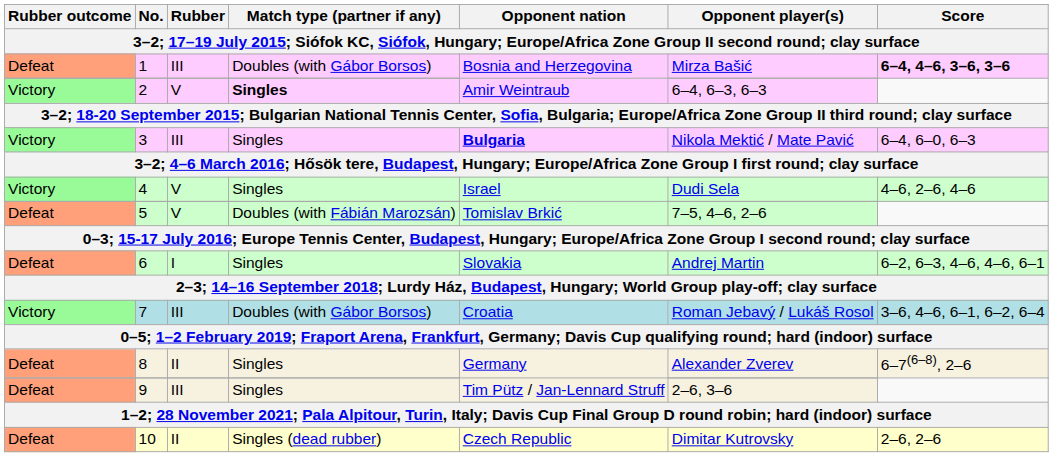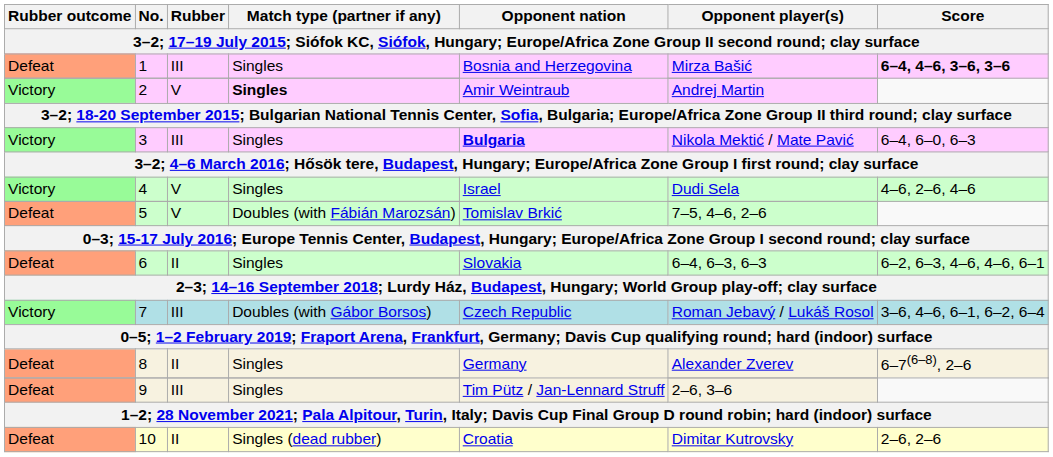(332, 66) Doubles (with Gábor Borsos) -> (258, 66) Singles
(719, 90) 6–4, 6–3, 6–3 -> (718, 90) Andrej Martin
(173, 262) I -> (175, 262) II
(718, 262) Andrej Martin -> (719, 262) 6–4, 6–3, 6–3
(488, 312) Croatia -> (517, 312) Czech Republic
(517, 439) Czech Republic -> (488, 439) Croatia
